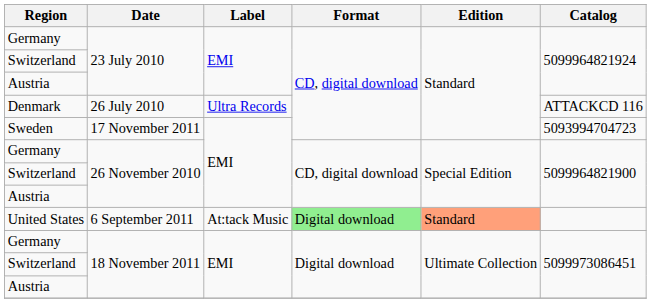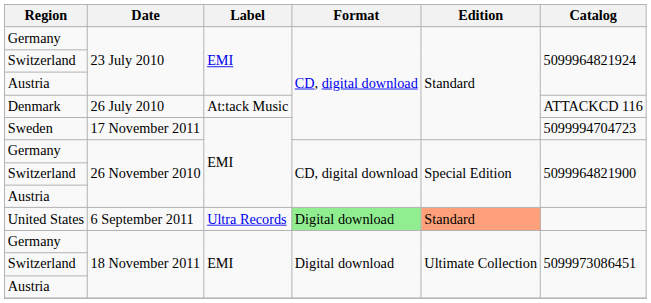(247, 106) Ultra Records -> (248, 106) At:tack Music
(590, 128) 5093994704723 -> (590, 128) 5099994704723
(248, 219) At:tack Music -> (247, 219) Ultra Records
